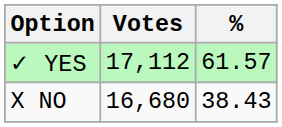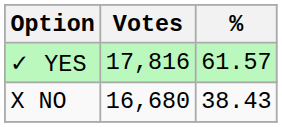(148, 63) 17,112 -> (148, 63) 17,816
